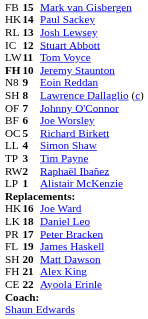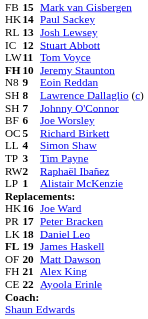(12, 108) OF -> (12, 108) SH
rows swapped: (72, 234) <-> (65, 221)
(12, 246) normal -> (12, 246) bold
(12, 259) SH -> (12, 259) OF
